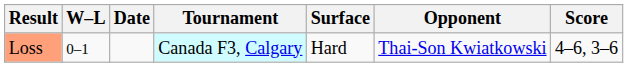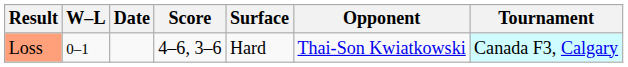columns swapped: (230, 18) <-> (587, 18)
